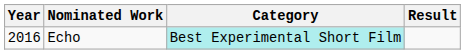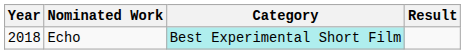(24, 38) 2016 -> (24, 38) 2018
